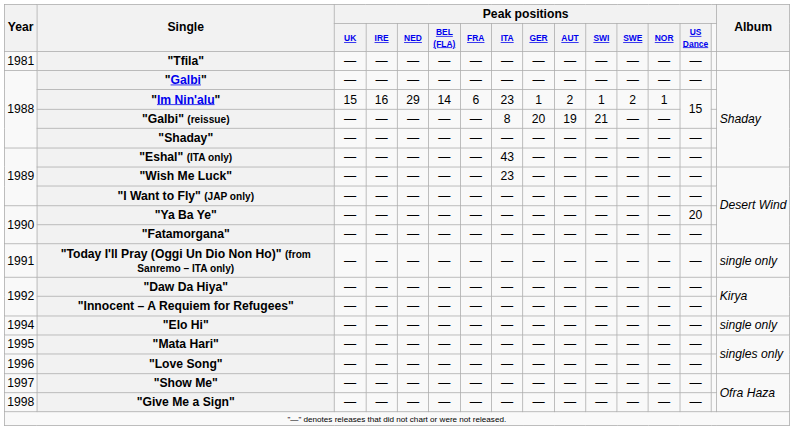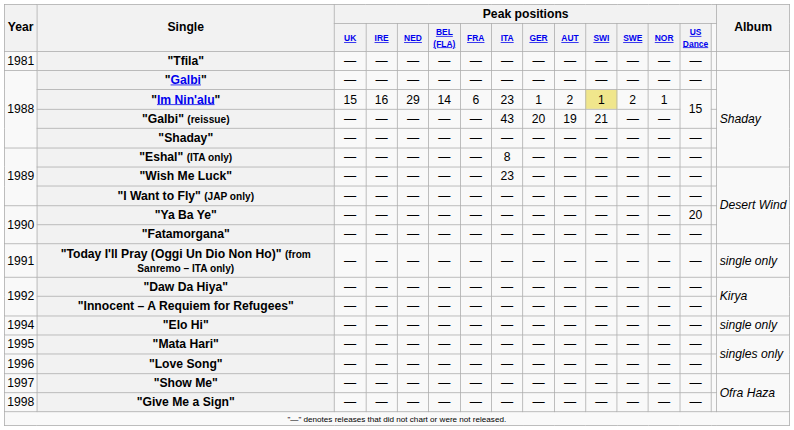(601, 99) no background -> (601, 99) khaki background
(507, 118) 8 -> (507, 118) 43
(507, 157) 43 -> (507, 157) 8
